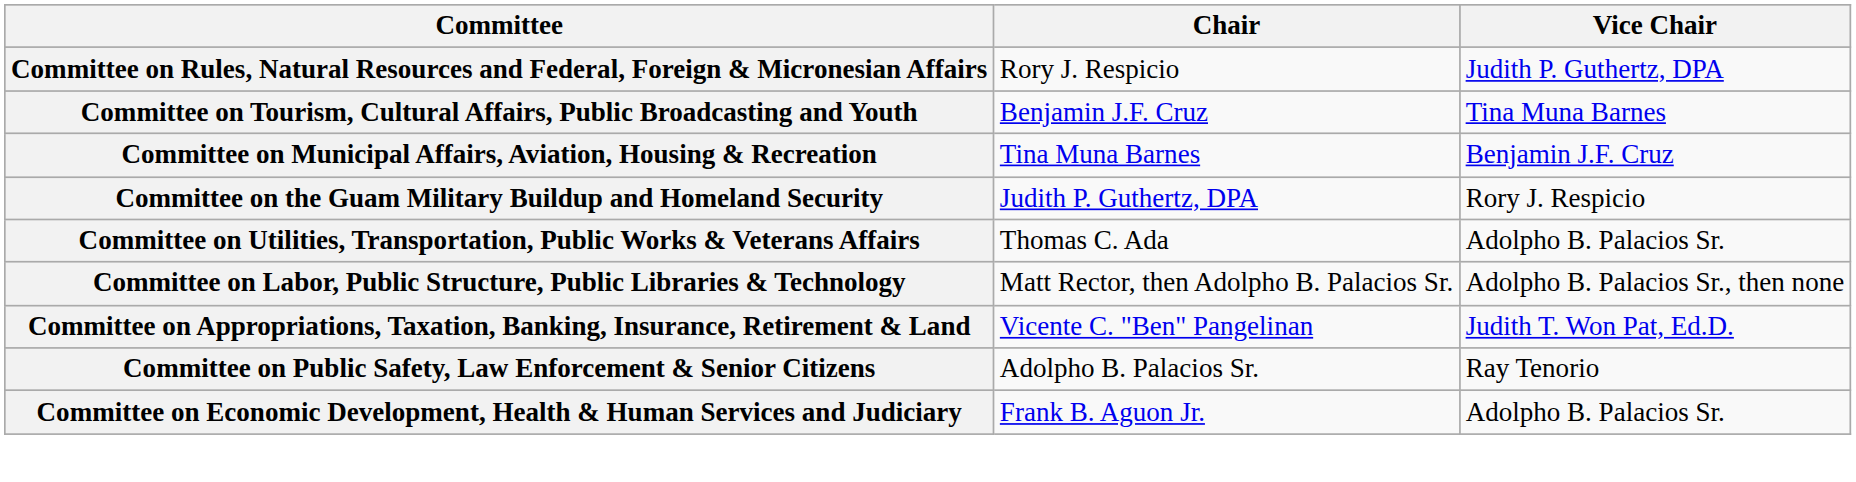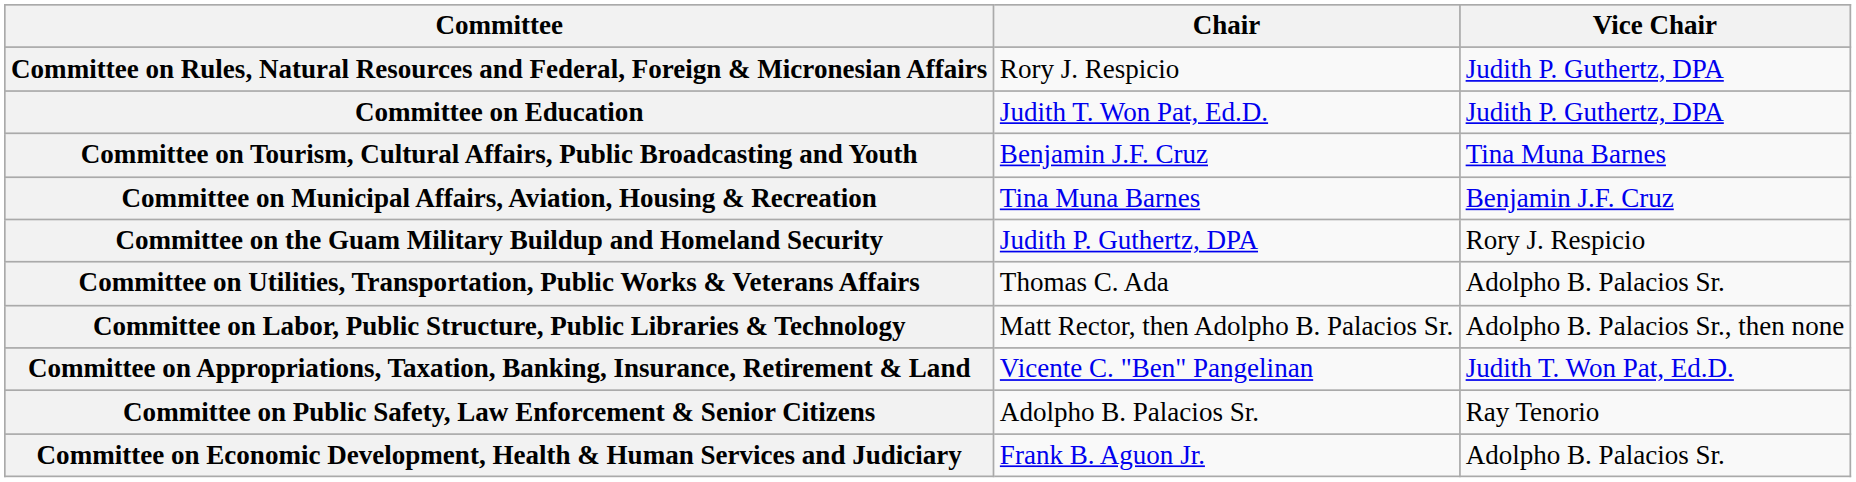+ row: (499, 111)
